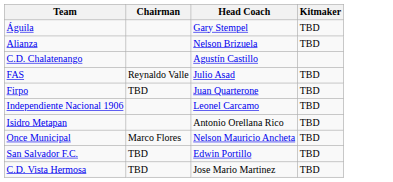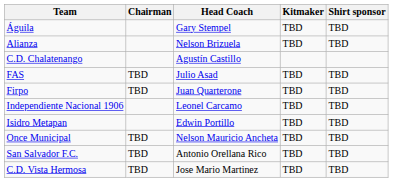+ column: (357, 12)
(158, 75) Reynaldo Valle -> (138, 75) TBD
(238, 122) Antonio Orellana Rico -> (205, 122) Edwin Portillo
(155, 138) Marco Flores -> (138, 138) TBD
(222, 153) Edwin Portillo -> (221, 153) Antonio Orellana Rico
